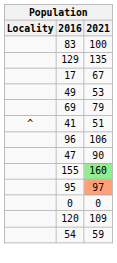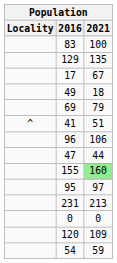(98, 92) 53 -> (98, 92) 18
(98, 155) 90 -> (98, 155) 44
(98, 187) lightsalmon background -> (98, 187) no background
+ row: (70, 203)
